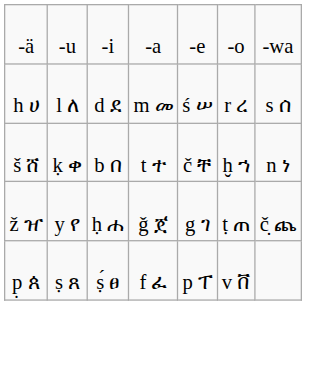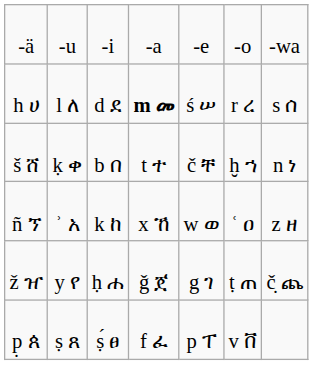(153, 105) normal -> (154, 105) bold
+ row: (26, 223)
